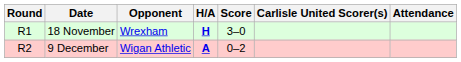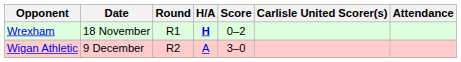columns swapped: (25, 13) <-> (155, 13)
(236, 31) 3–0 -> (236, 31) 0–2
(206, 48) bold -> (206, 48) normal
(236, 48) 0–2 -> (236, 48) 3–0
